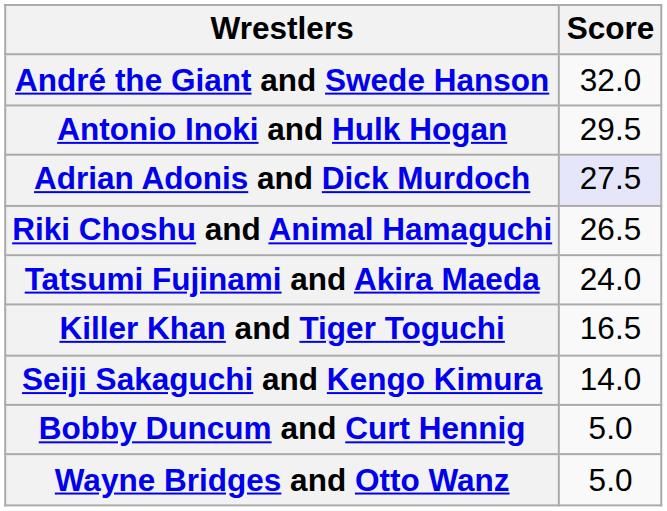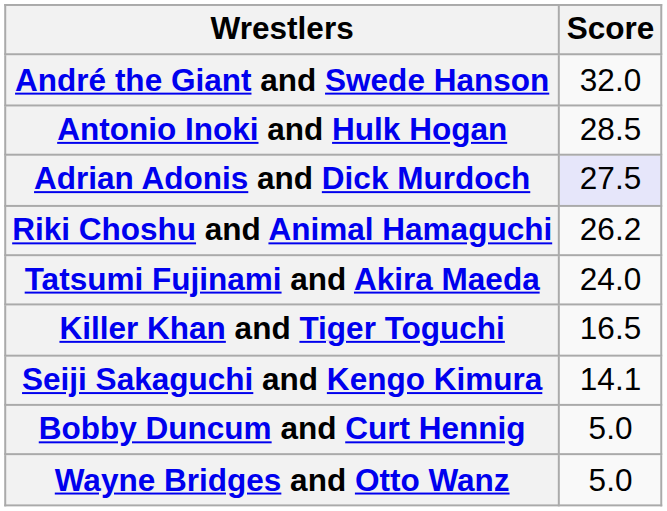(611, 129) 29.5 -> (611, 129) 28.5
(611, 229) 26.5 -> (611, 229) 26.2
(611, 379) 14.0 -> (611, 379) 14.1
